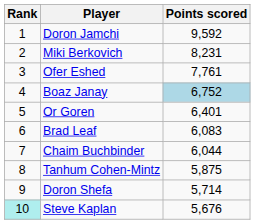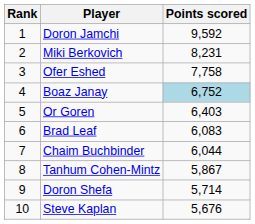(207, 72) 7,761 -> (207, 72) 7,758
(207, 111) 6,401 -> (207, 111) 6,403
(207, 170) 5,875 -> (207, 170) 5,867
(22, 209) paleturquoise background -> (22, 209) no background
